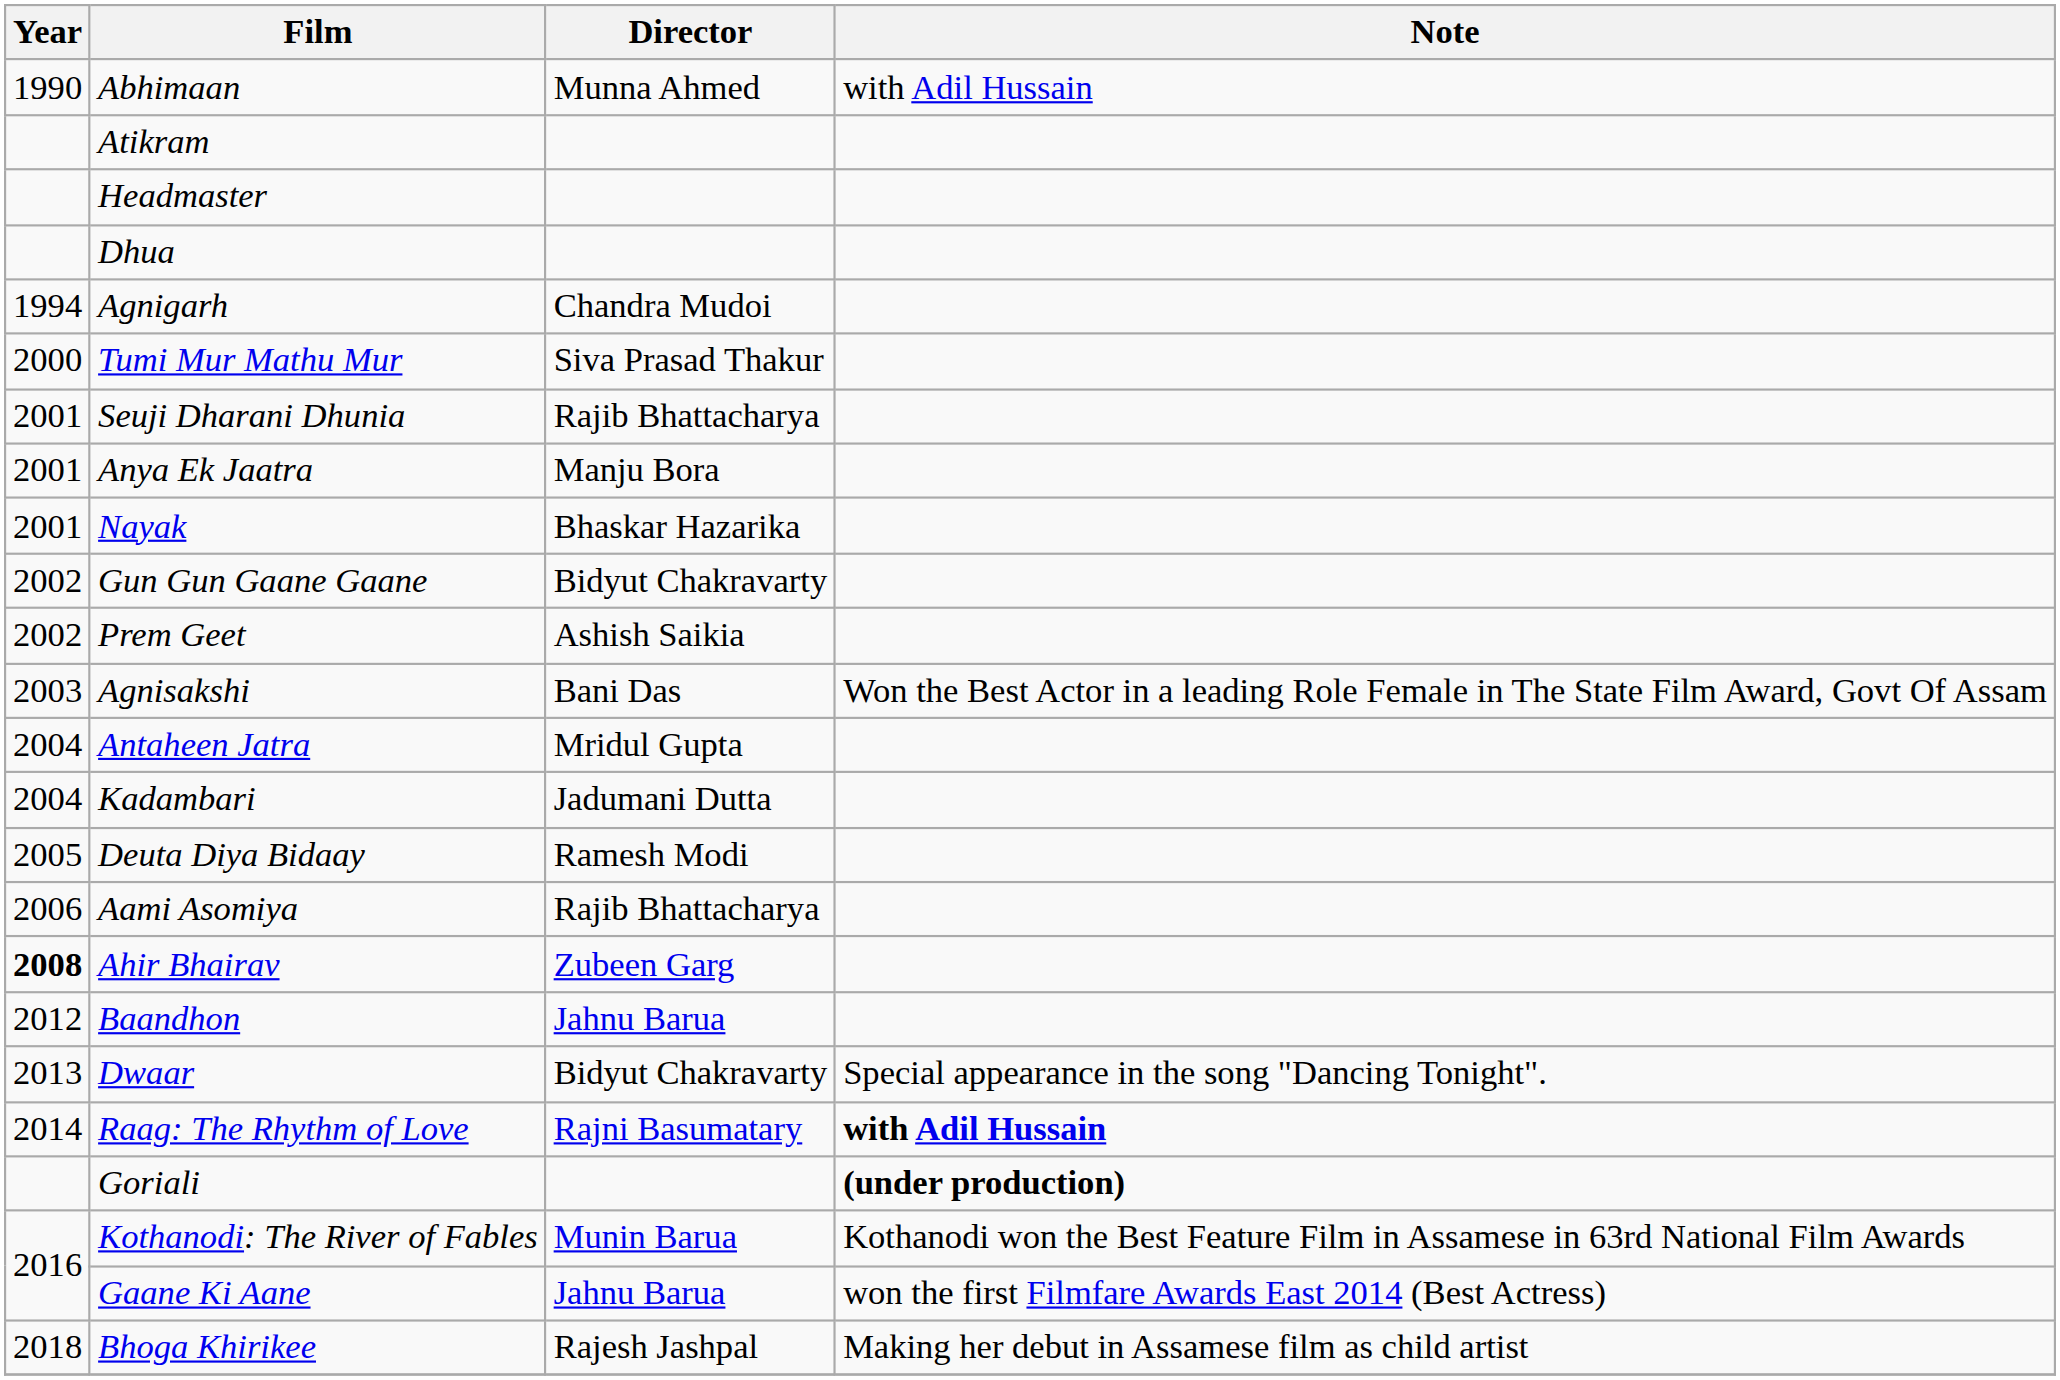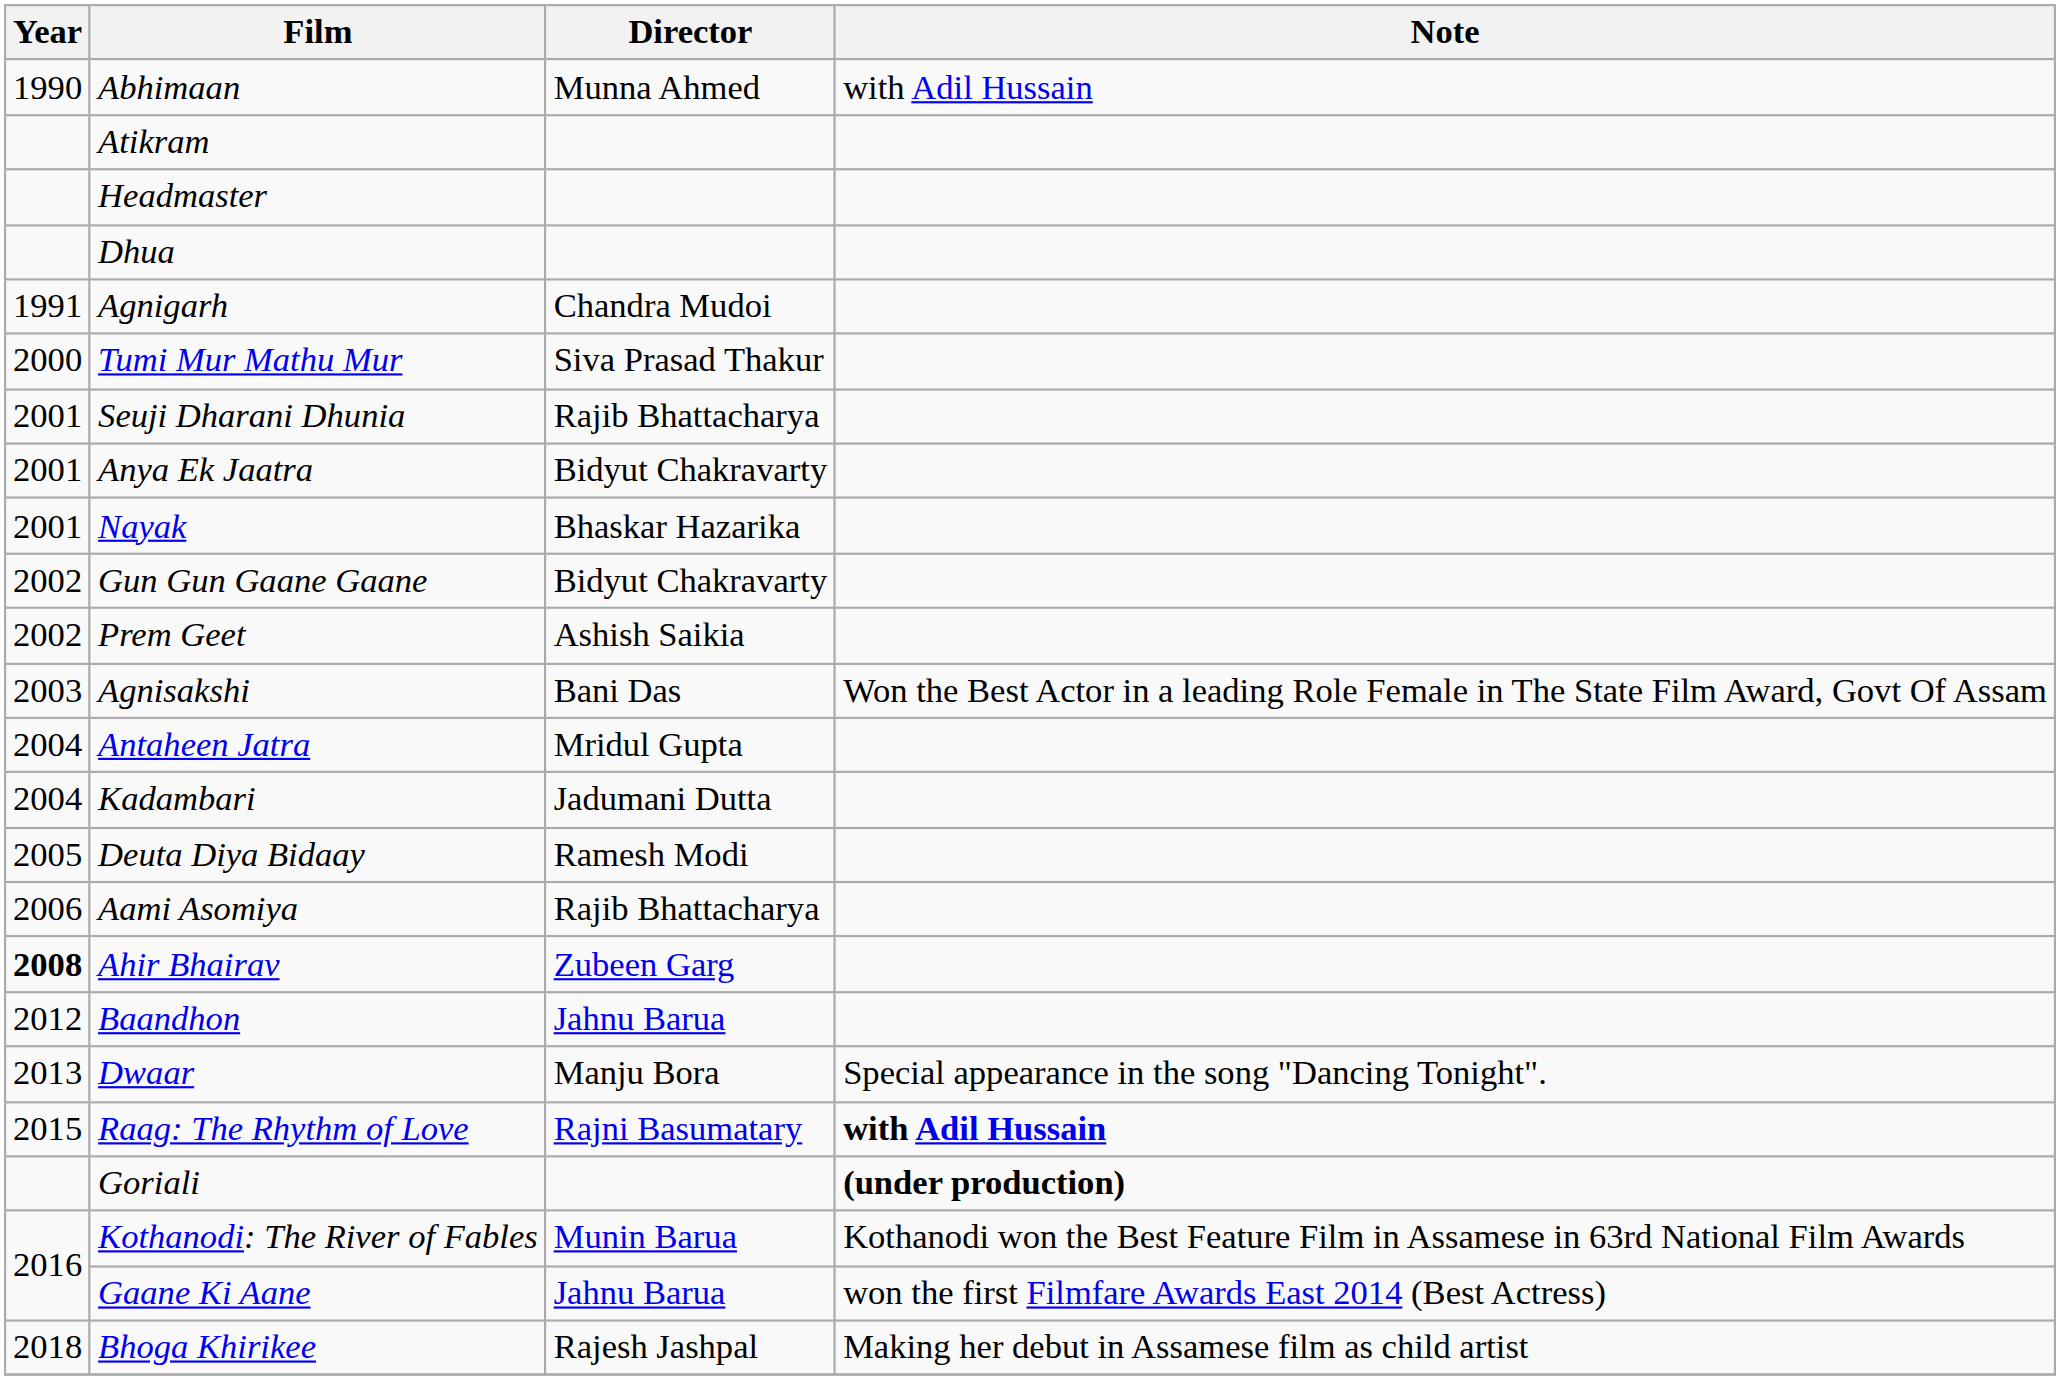(48, 305) 1994 -> (48, 305) 1991
(637, 470) Manju Bora -> (690, 470) Bidyut Chakravarty
(690, 1073) Bidyut Chakravarty -> (637, 1073) Manju Bora
(48, 1128) 2014 -> (48, 1128) 2015
